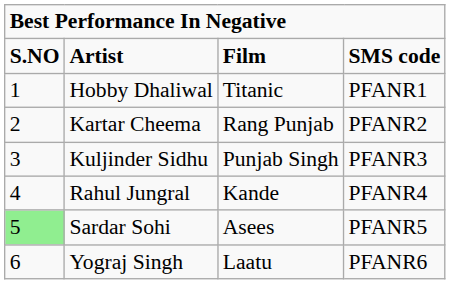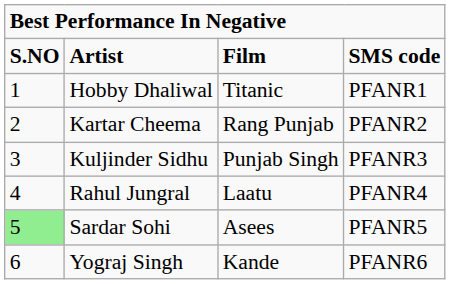(251, 192) Kande -> (247, 192) Laatu
(247, 261) Laatu -> (251, 261) Kande
